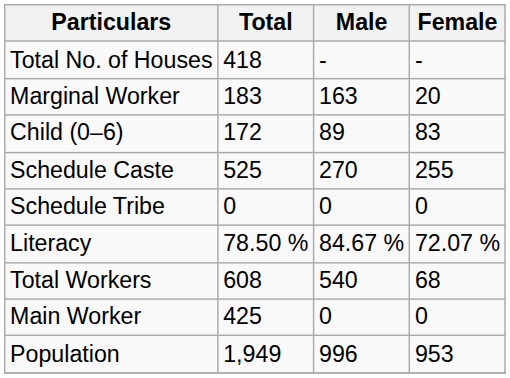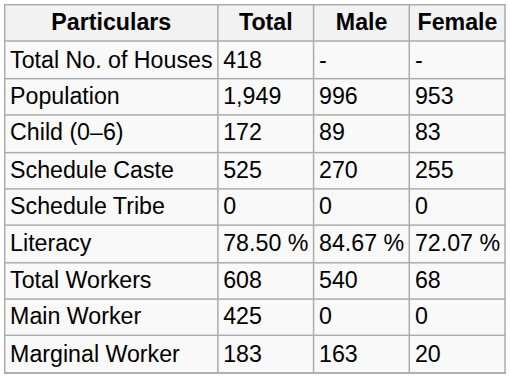rows swapped: (65, 354) <-> (95, 96)
